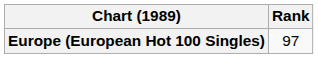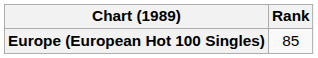(291, 41) 97 -> (291, 41) 85
